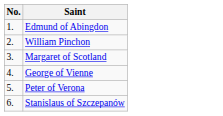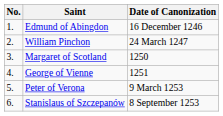+ column: (173, 12)
